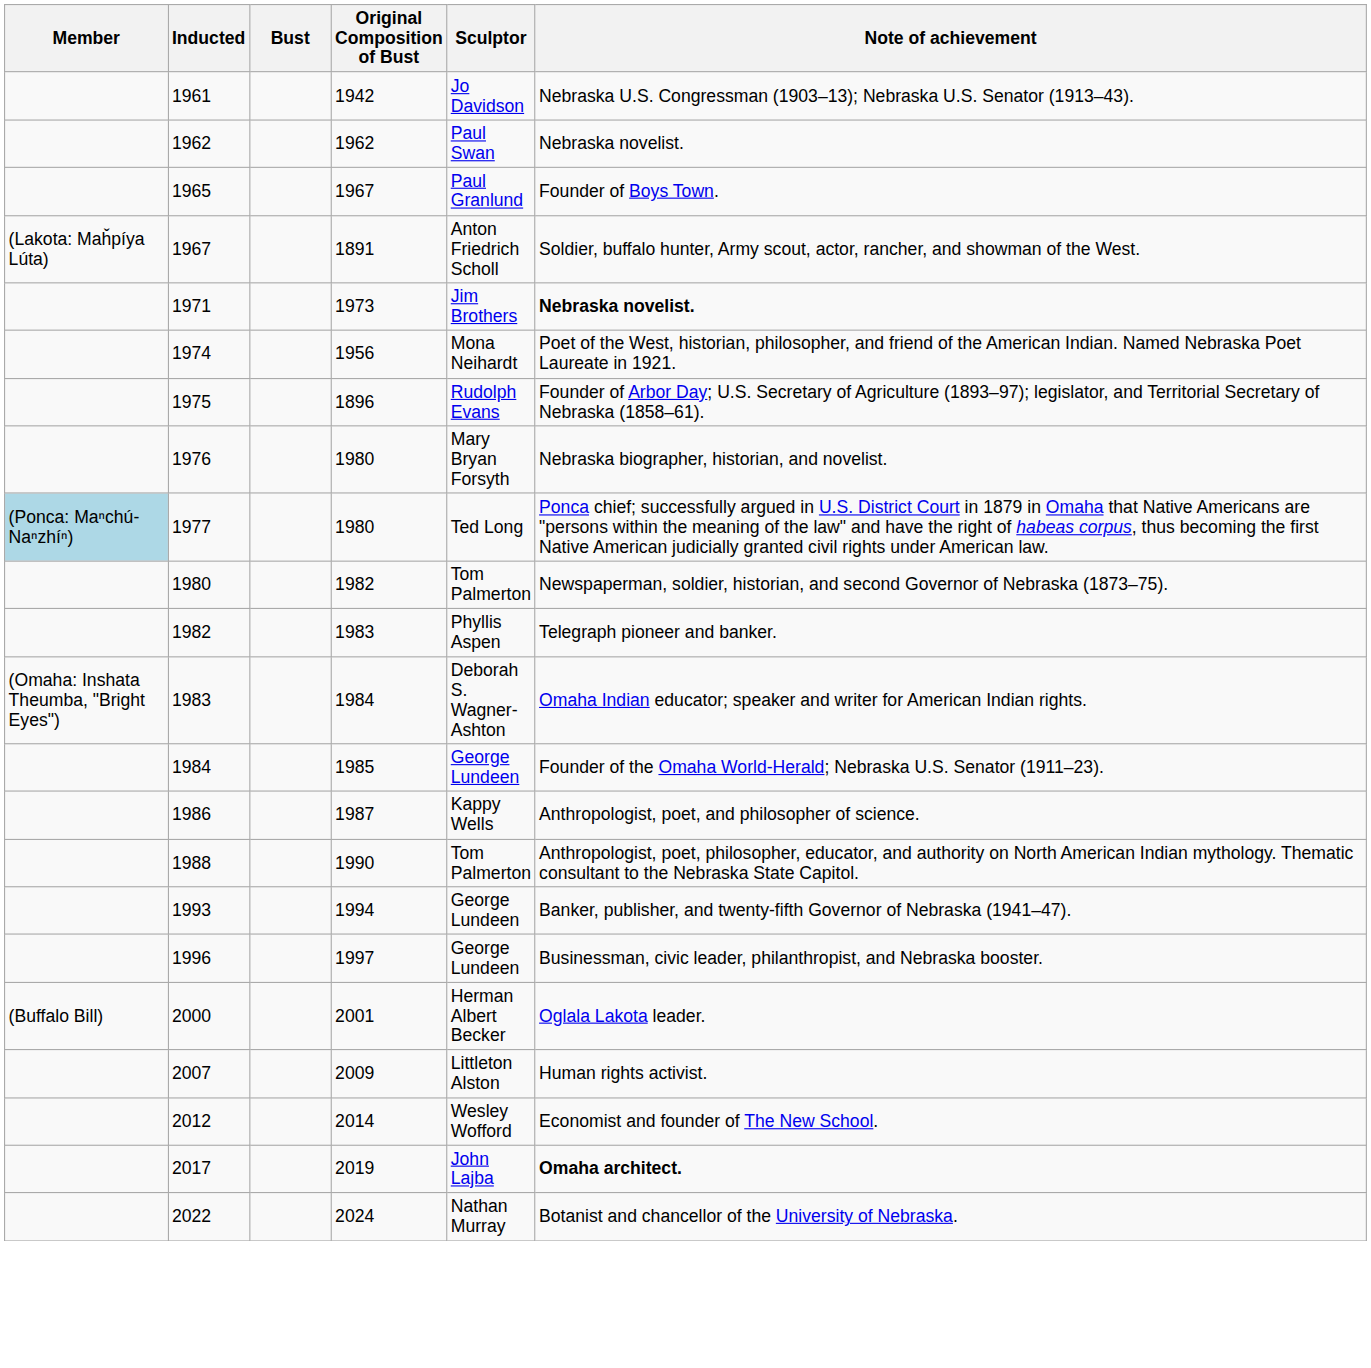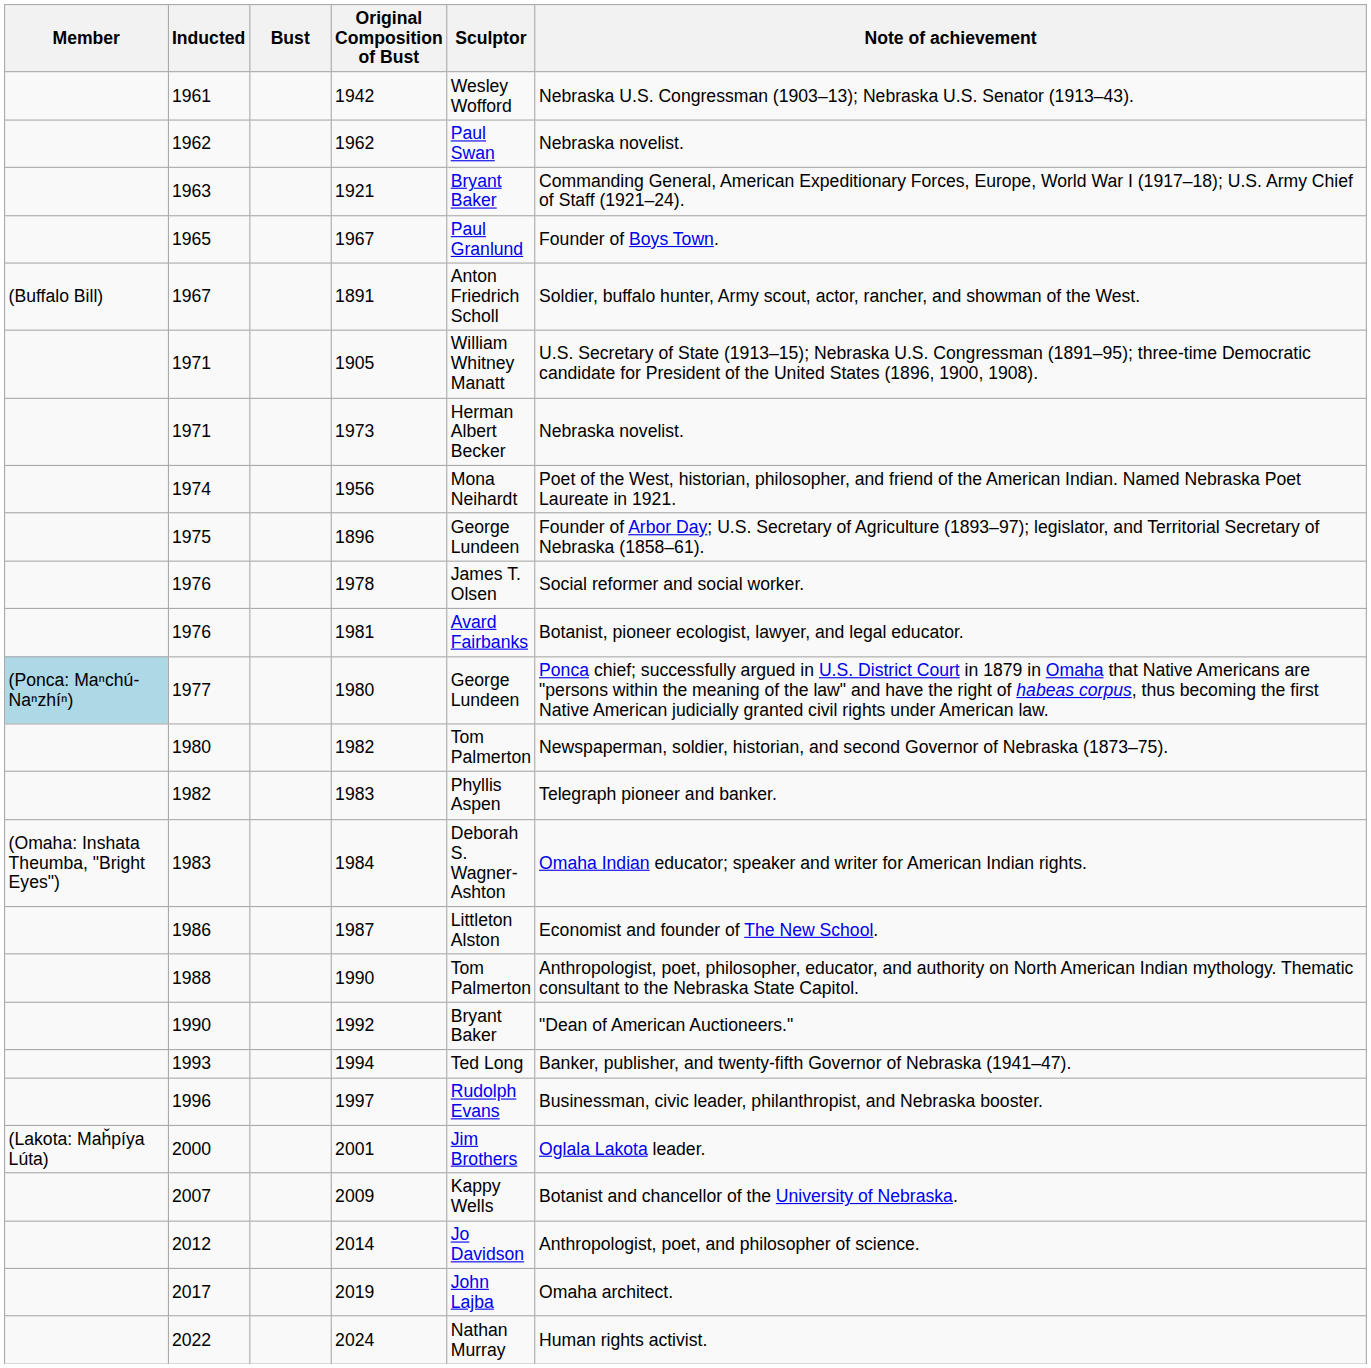(487, 95) Jo Davidson -> (481, 95) Wesley Wofford
+ row: (192, 191)
(77, 248) (Lakota: Maȟpíya Lúta) -> (56, 296) (Buffalo Bill)
+ row: (192, 364)
(484, 306) Jim Brothers -> (482, 431) Herman Albert Becker
(617, 306) bold -> (611, 431) normal
(484, 401) Rudolph Evans -> (485, 536) George Lundeen
+ row: (192, 584)
- row: (192, 459)
+ row: (192, 632)
(487, 527) Ted Long -> (485, 690) George Lundeen
- row: (192, 767)
(476, 815) Kappy Wells -> (482, 930) Littleton Alston
(729, 815) Anthropologist, poet, and philosopher of science. -> (709, 930) Economist and founder of The New School.
+ row: (192, 1025)
(485, 910) George Lundeen -> (487, 1063) Ted Long
(485, 958) George Lundeen -> (484, 1101) Rudolph Evans
(56, 1015) (Buffalo Bill) -> (77, 1149) (Lakota: Maȟpíya Lúta)
(482, 1015) Herman Albert Becker -> (484, 1149) Jim Brothers
(482, 1073) Littleton Alston -> (476, 1196) Kappy Wells
(623, 1073) Human rights activist. -> (748, 1196) Botanist and chancellor of the University of Nebraska.
(481, 1121) Wesley Wofford -> (487, 1244) Jo Davidson
(709, 1121) Economist and founder of The New School. -> (729, 1244) Anthropologist, poet, and philosopher of science.
(610, 1168) bold -> (606, 1292) normal
(748, 1216) Botanist and chancellor of the University of Nebraska. -> (623, 1339) Human rights activist.
